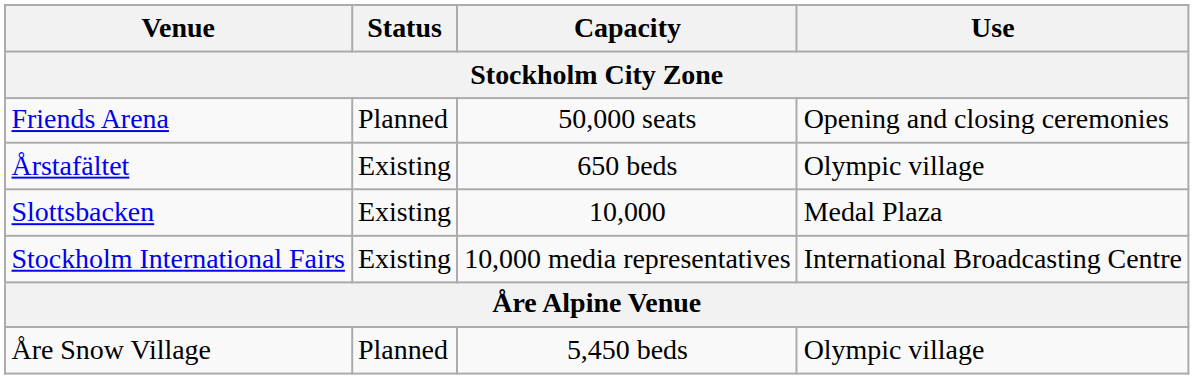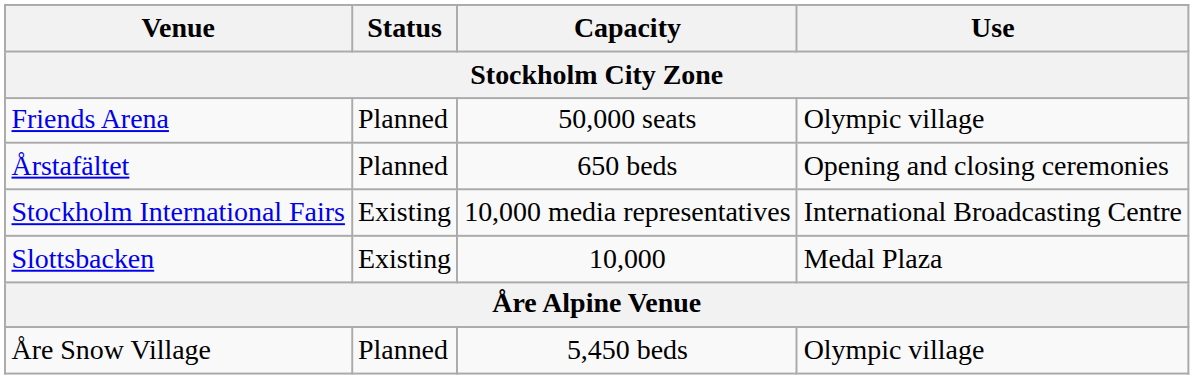(986, 120) Opening and closing ceremonies -> (894, 120) Olympic village
(405, 166) Existing -> (403, 166) Planned
(894, 166) Olympic village -> (986, 166) Opening and closing ceremonies
rows swapped: (178, 258) <-> (83, 212)
